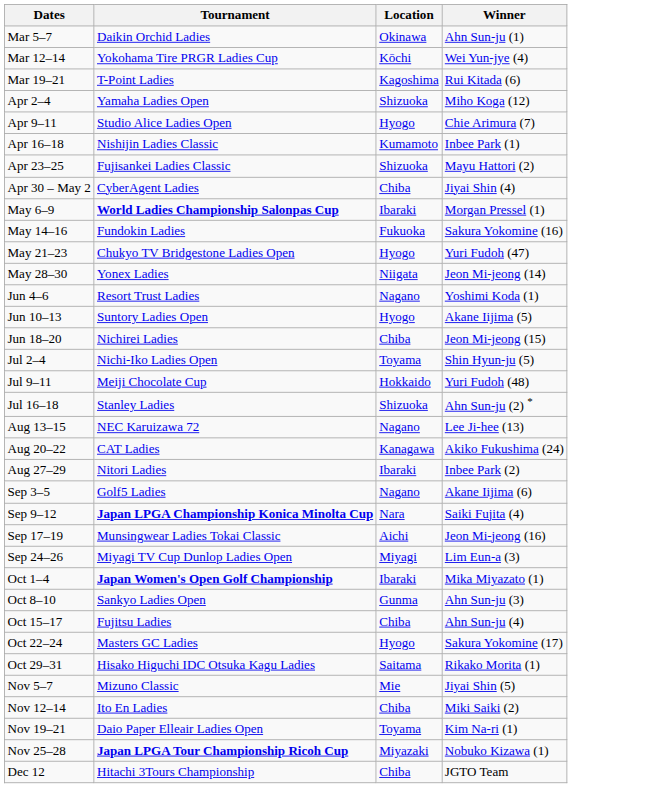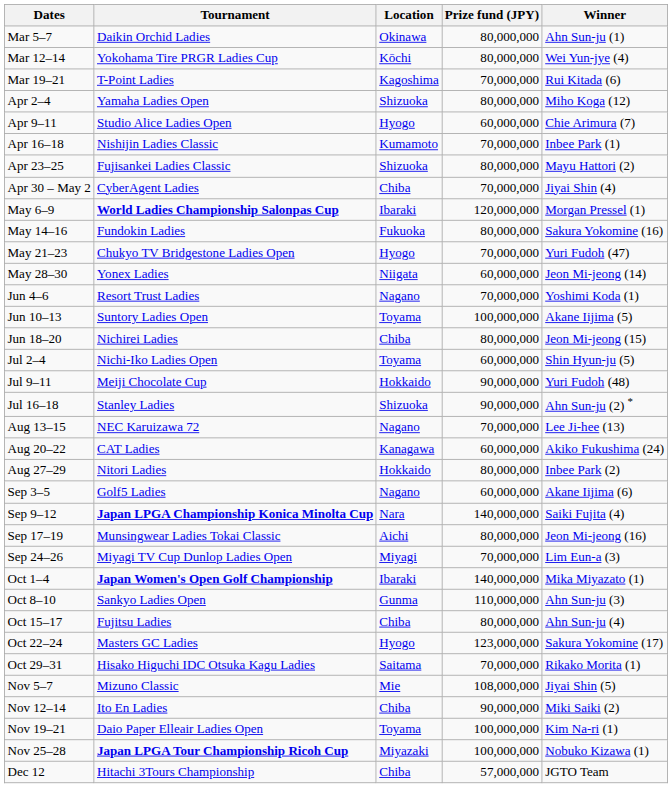+ column: (492, 15)
(397, 317) Hyogo -> (400, 317) Toyama
(398, 470) Ibaraki -> (405, 470) Hokkaido
